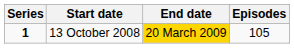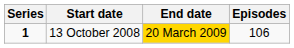(259, 33) 105 -> (259, 33) 106
